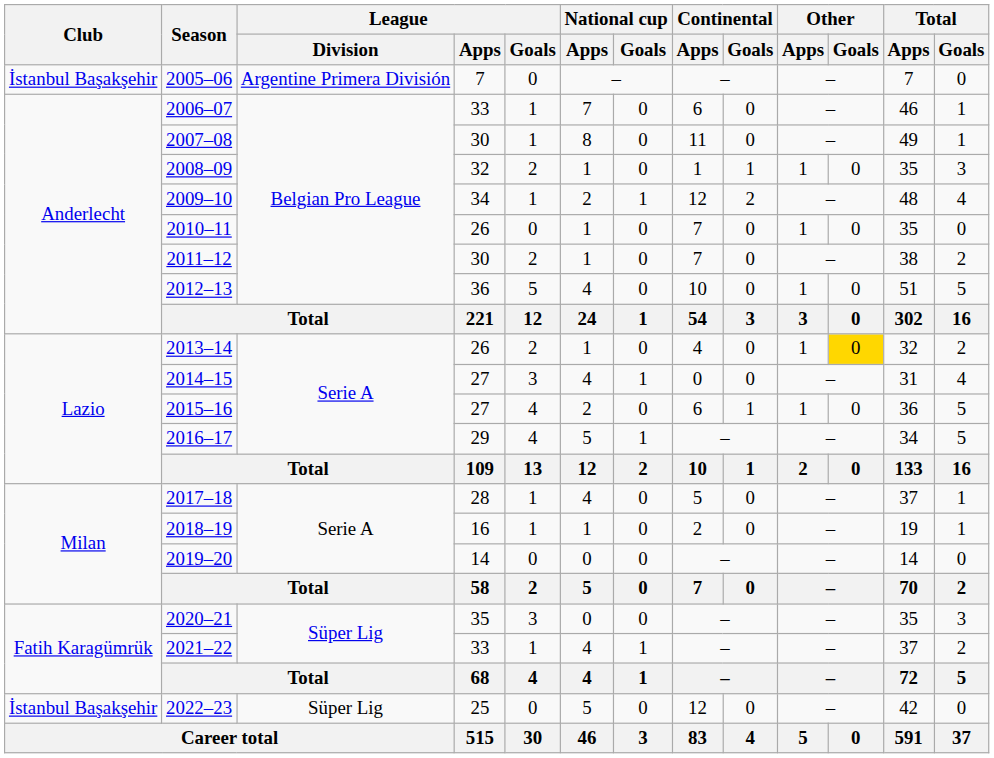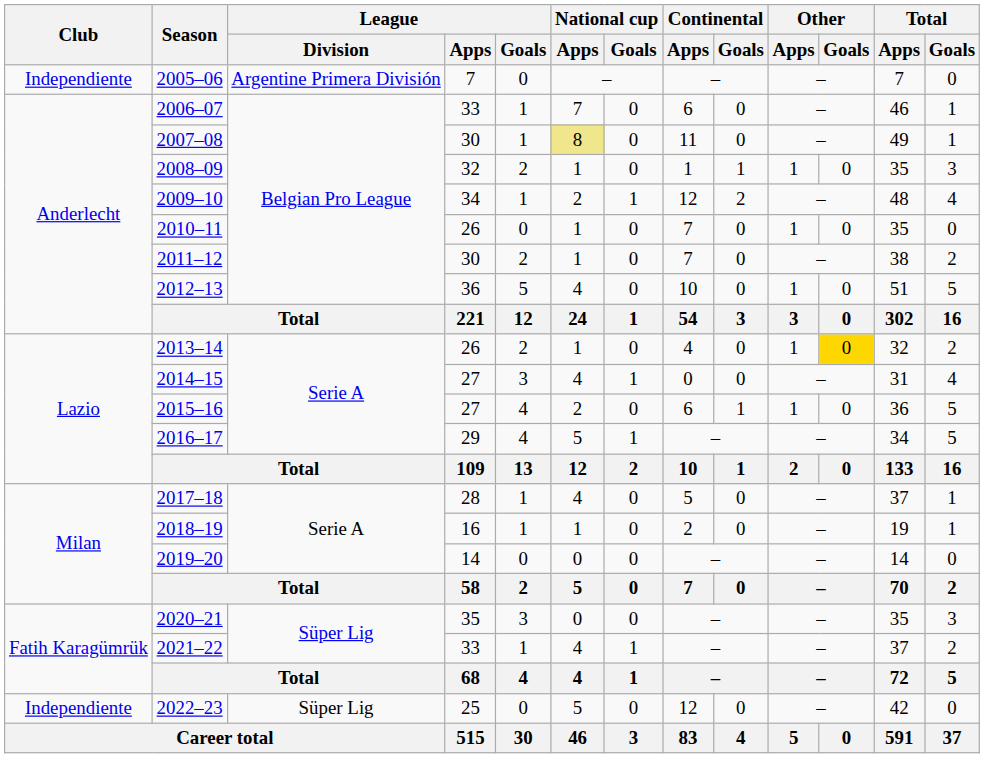(83, 79) İstanbul Başakşehir -> (78, 79) Independiente
(587, 139) no background -> (578, 139) khaki background
(83, 708) İstanbul Başakşehir -> (78, 708) Independiente
